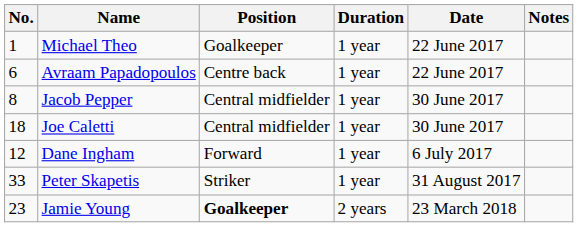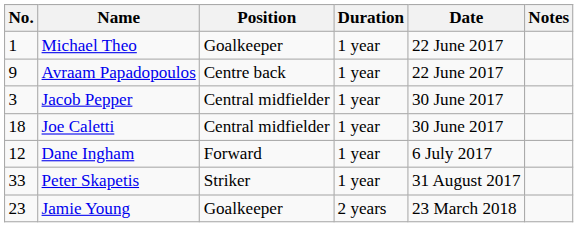(13, 72) 6 -> (13, 72) 9
(13, 99) 8 -> (13, 99) 3
(246, 208) bold -> (243, 208) normal
